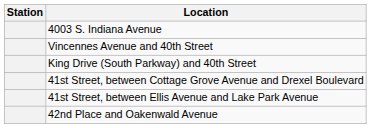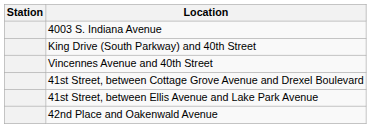rows swapped: (152, 64) <-> (130, 47)
